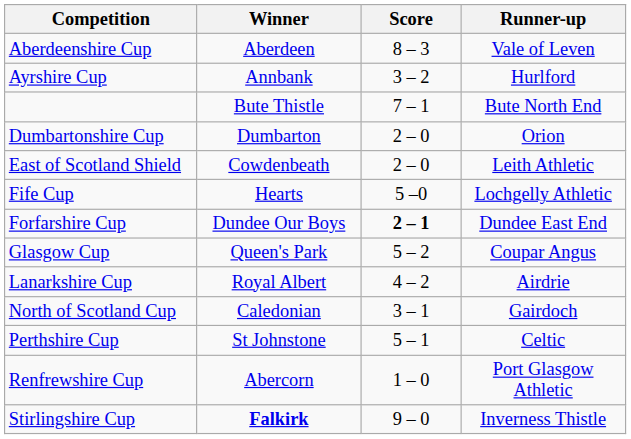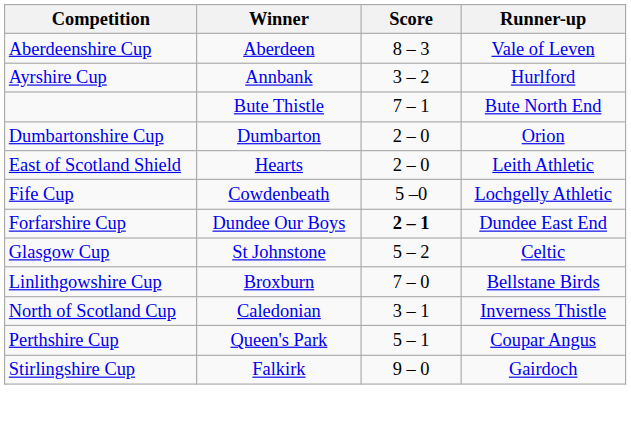(279, 164) Cowdenbeath -> (279, 164) Hearts
(279, 194) Hearts -> (279, 194) Cowdenbeath
(279, 252) Queen's Park -> (279, 252) St Johnstone
(543, 252) Coupar Angus -> (543, 252) Celtic
- row: (70, 281)
+ row: (85, 281)
(543, 310) Gairdoch -> (543, 310) Inverness Thistle
(279, 340) St Johnstone -> (279, 340) Queen's Park
(543, 340) Celtic -> (543, 340) Coupar Angus
- row: (76, 379)
(279, 419) bold -> (279, 369) normal
(543, 419) Inverness Thistle -> (543, 369) Gairdoch
